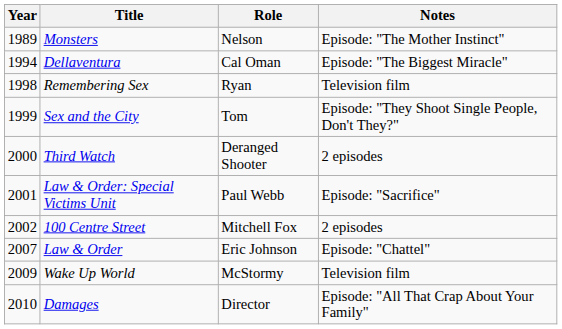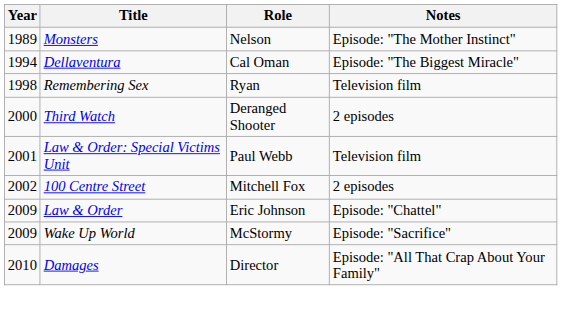- row: (91, 116)
(381, 195) Episode: "Sacrifice" -> (377, 156) Television film
(22, 249) 2007 -> (22, 210) 2009
(366, 273) Television film -> (392, 233) Episode: "Sacrifice"
